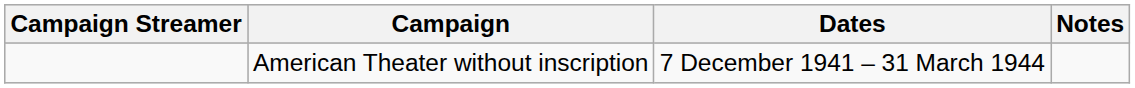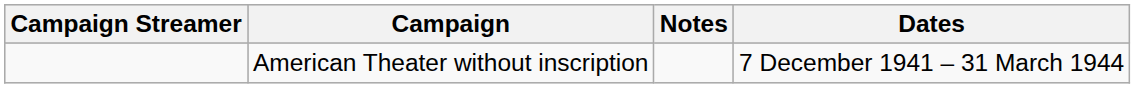columns swapped: (852, 23) <-> (1090, 23)
